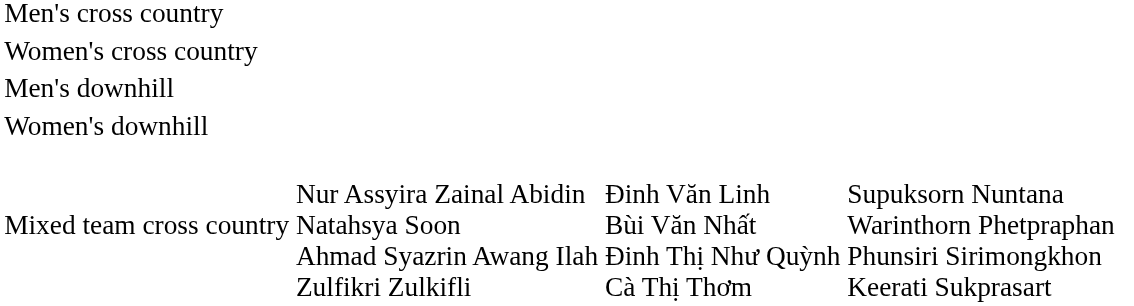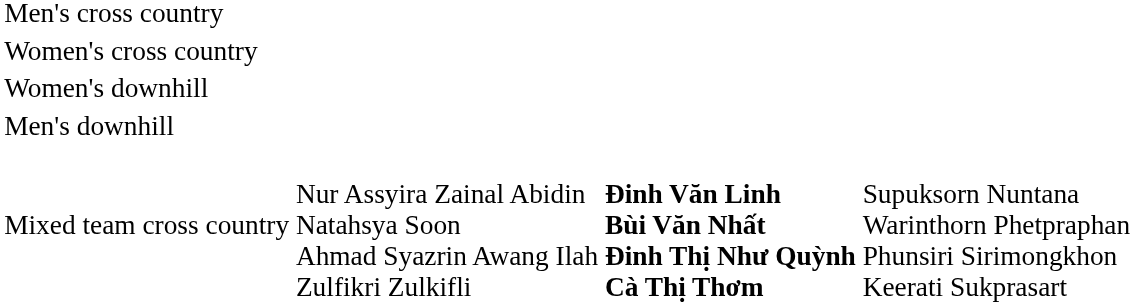rows swapped: (89, 88) <-> (106, 126)
(723, 240) normal -> (730, 240) bold
